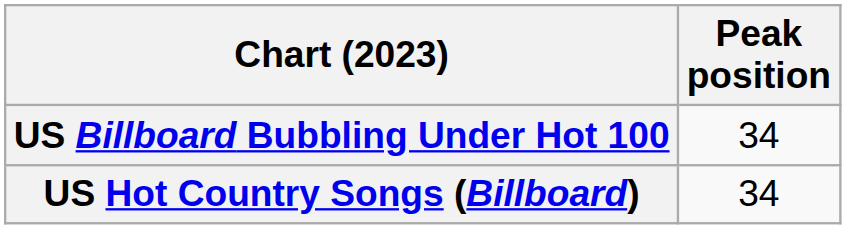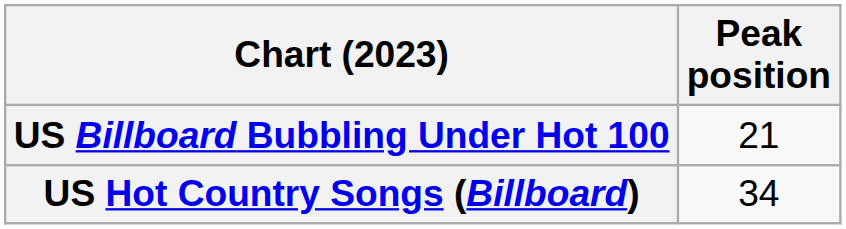(759, 134) 34 -> (759, 134) 21
